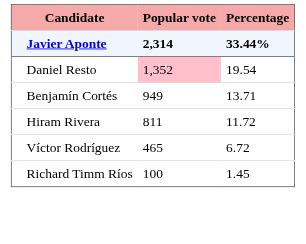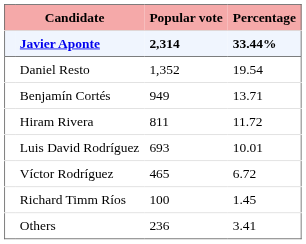(158, 69) pink background -> (165, 69) no background
+ row: (80, 147)
+ row: (38, 225)
